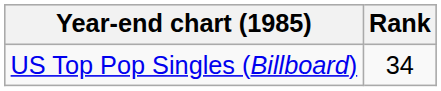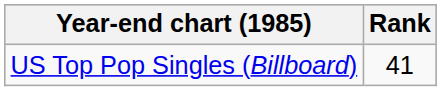(400, 64) 34 -> (400, 64) 41
